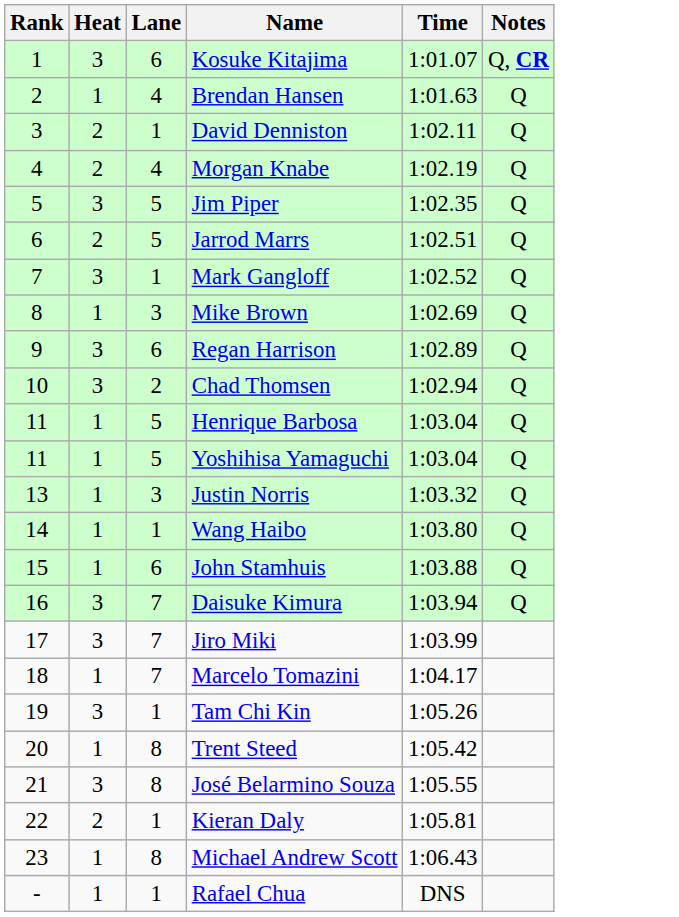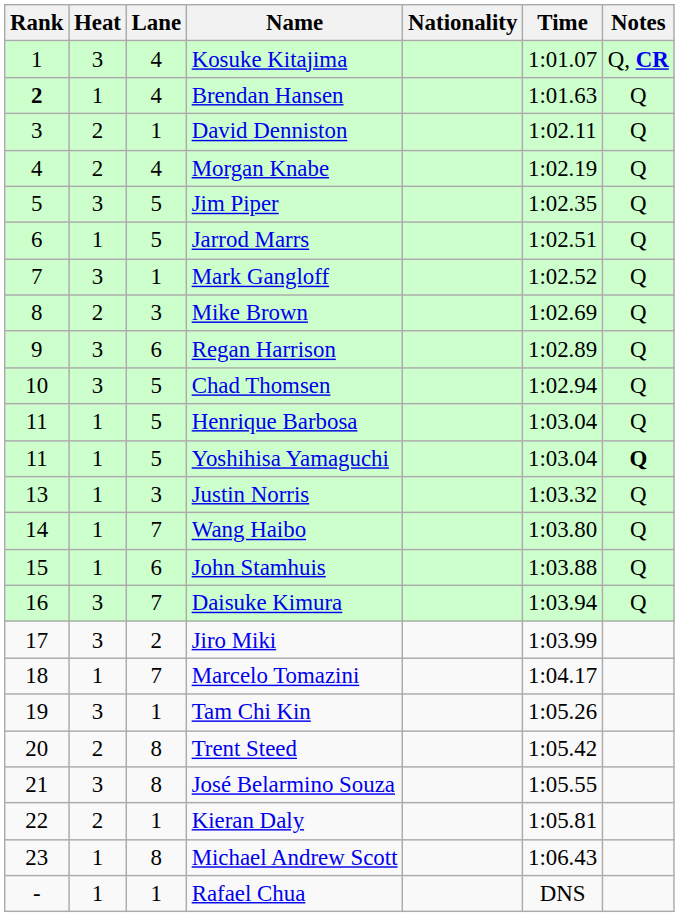+ column: (463, 22)
(156, 58) 6 -> (156, 58) 4
(37, 95) normal -> (37, 95) bold
(97, 240) 2 -> (97, 240) 1
(97, 312) 1 -> (97, 312) 2
(156, 385) 2 -> (156, 385) 5
(518, 458) normal -> (638, 458) bold
(156, 530) 1 -> (156, 530) 7
(156, 639) 7 -> (156, 639) 2
(97, 748) 1 -> (97, 748) 2
